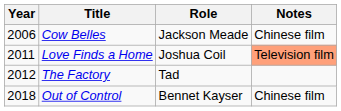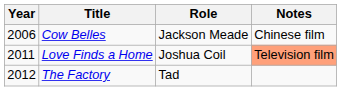- row: (82, 95)
